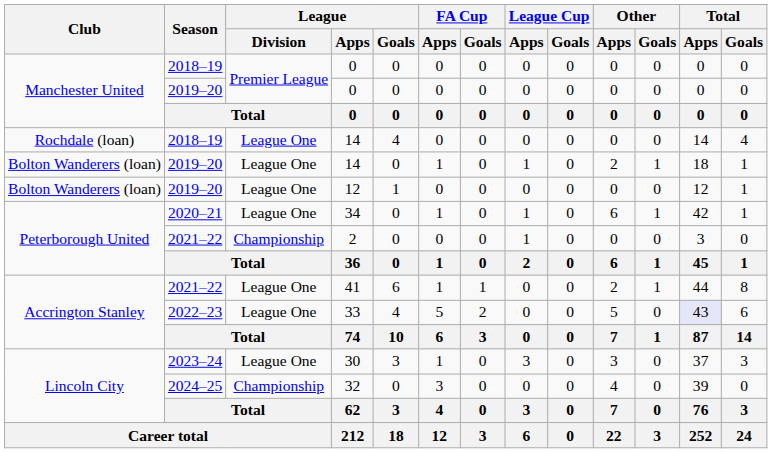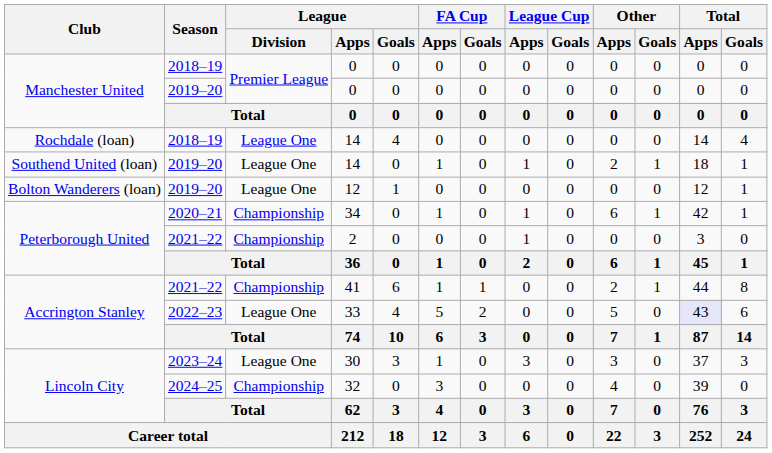(84, 164) Bolton Wanderers (loan) -> (84, 164) Southend United (loan)
(279, 213) League One -> (279, 213) Championship
(279, 287) League One -> (279, 287) Championship
